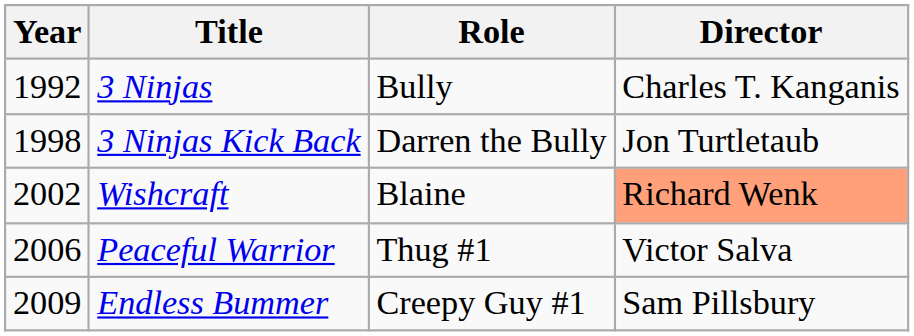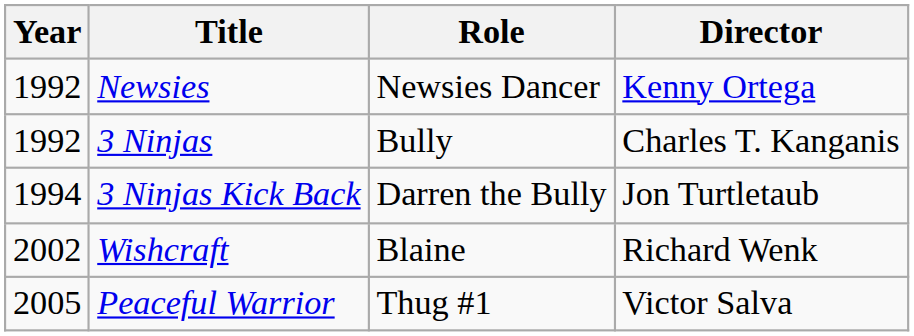+ row: (153, 85)
(47, 140) 1998 -> (47, 194) 1994
(720, 194) lightsalmon background -> (720, 248) no background
(47, 248) 2006 -> (47, 303) 2005
- row: (213, 303)
